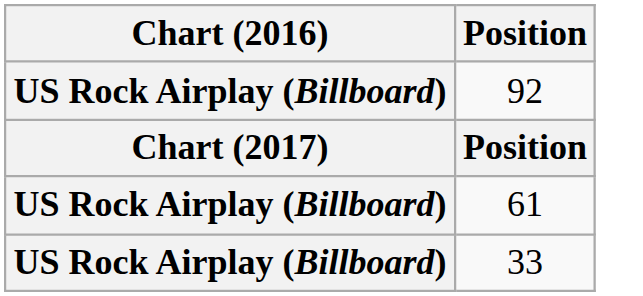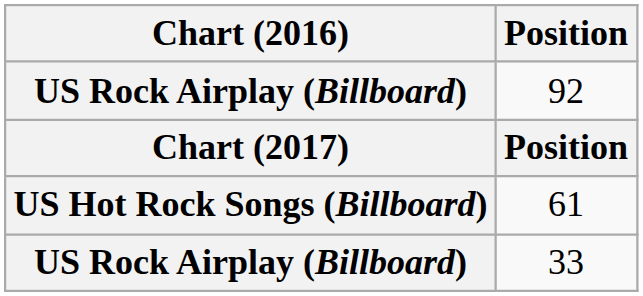(230, 204) US Rock Airplay (Billboard) -> (250, 204) US Hot Rock Songs (Billboard)
